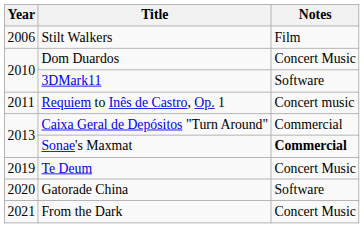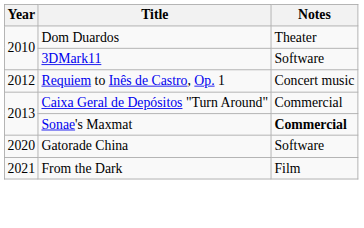- row: (77, 37)
(315, 59) Concert Music -> (295, 37) Theater
(21, 102) 2011 -> (21, 80) 2012
- row: (67, 168)
(315, 211) Concert Music -> (287, 168) Film
